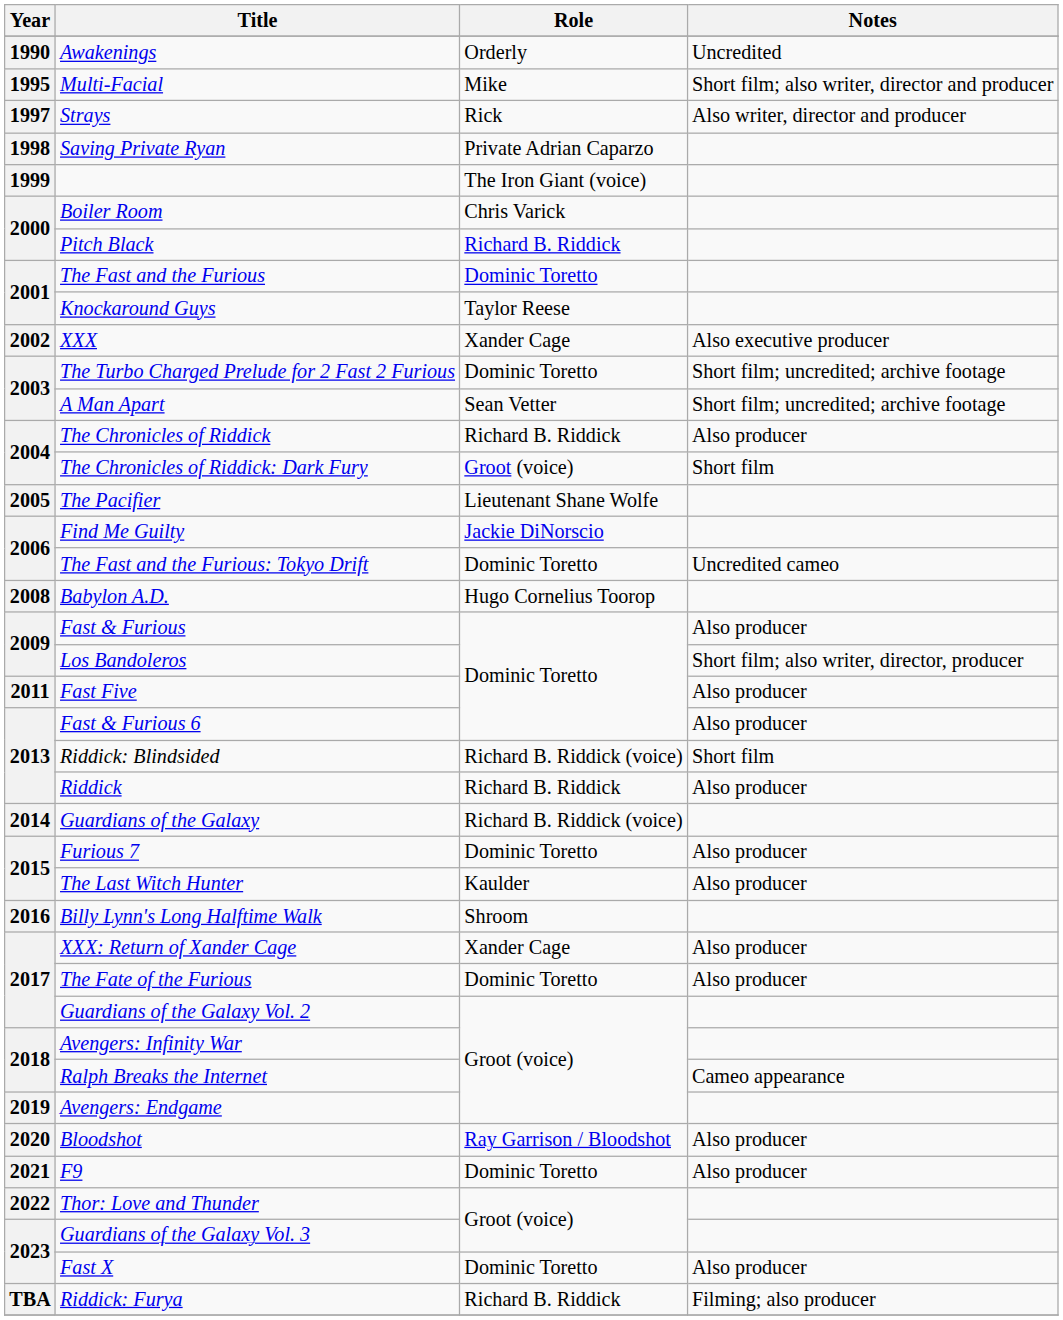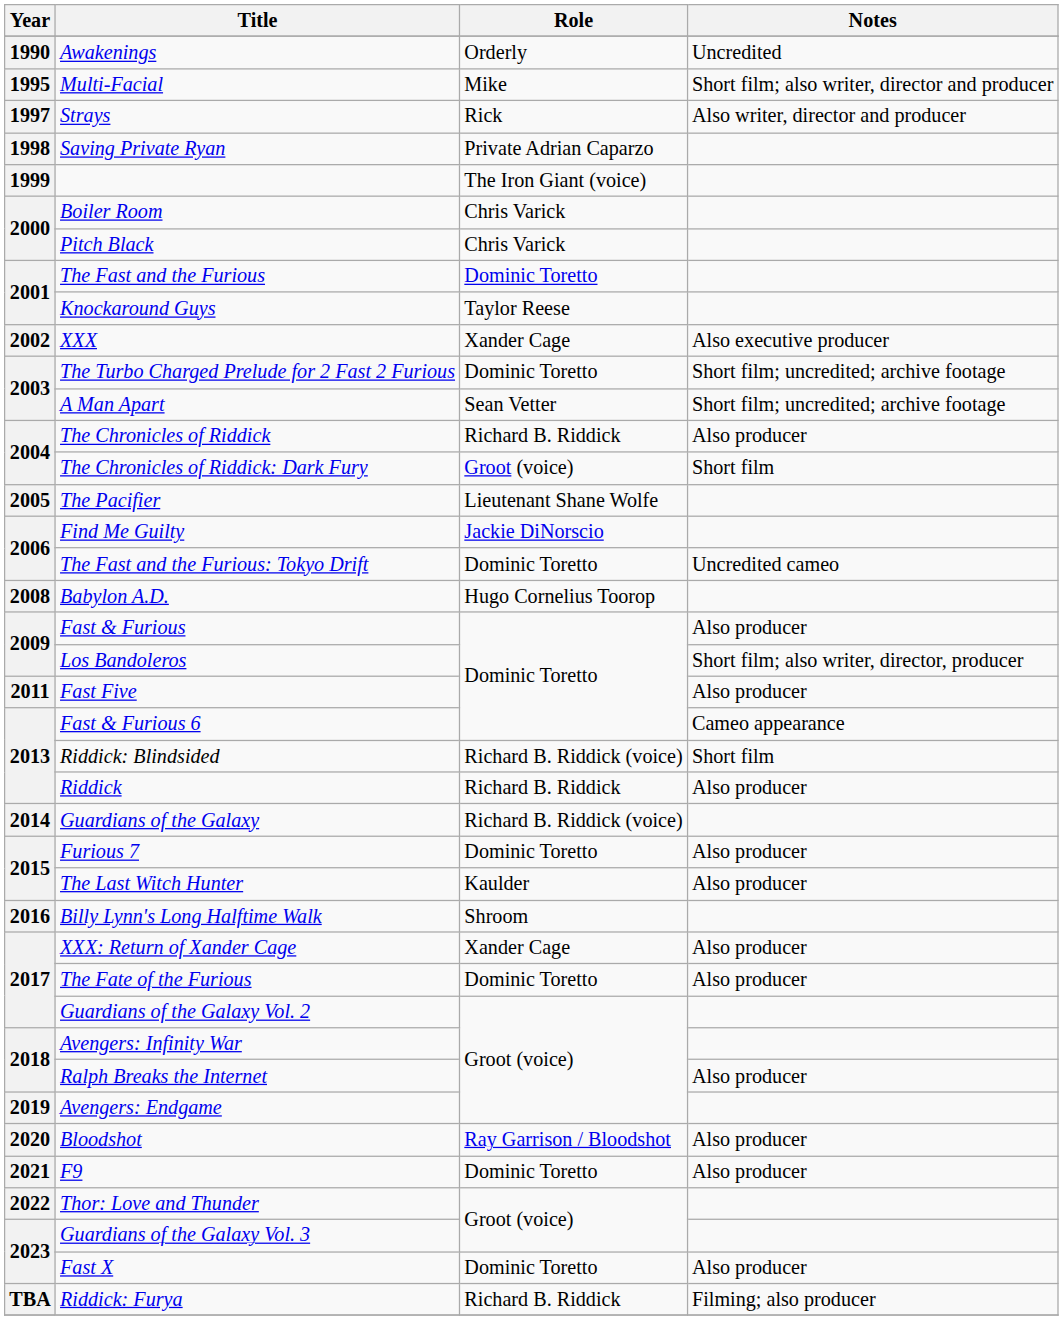(542, 244) Richard B. Riddick -> (515, 244) Chris Varick
(749, 723) Also producer -> (768, 723) Cameo appearance
(768, 1075) Cameo appearance -> (749, 1075) Also producer
